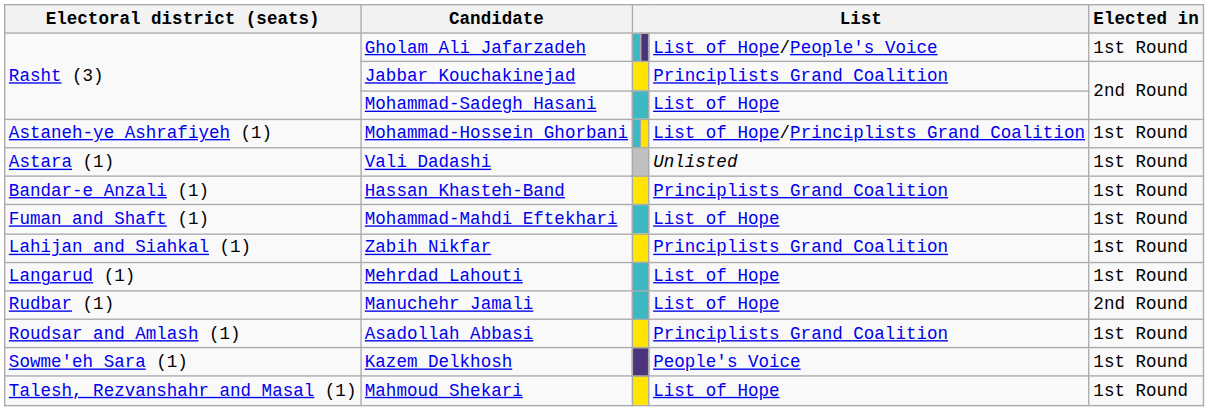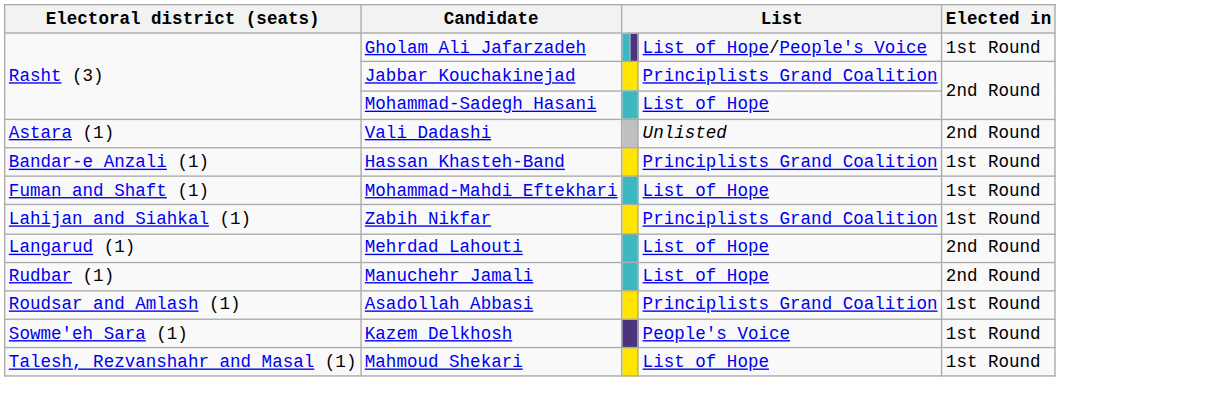- row: (496, 133)
(1141, 162) 1st Round -> (993, 133) 2nd Round
(1141, 276) 1st Round -> (993, 248) 2nd Round
